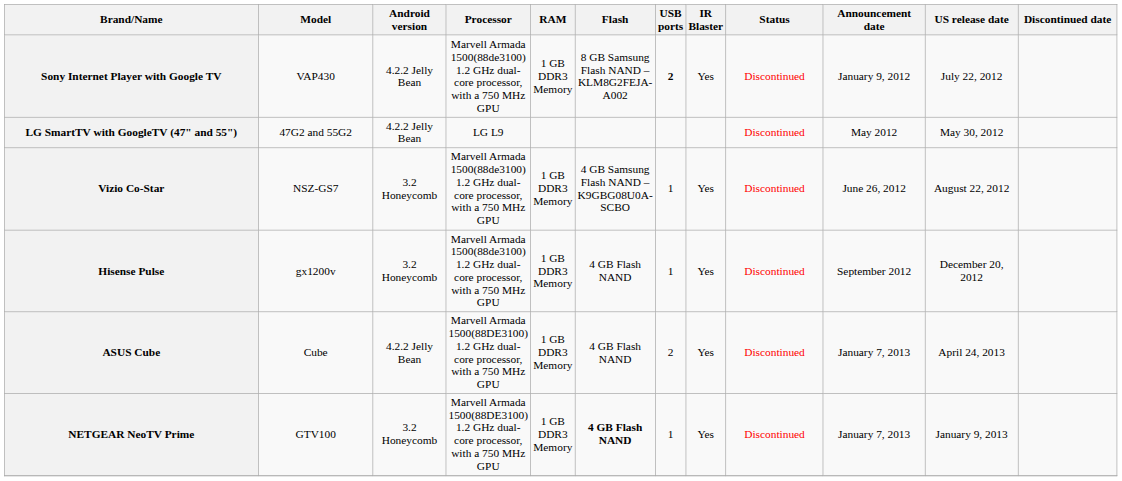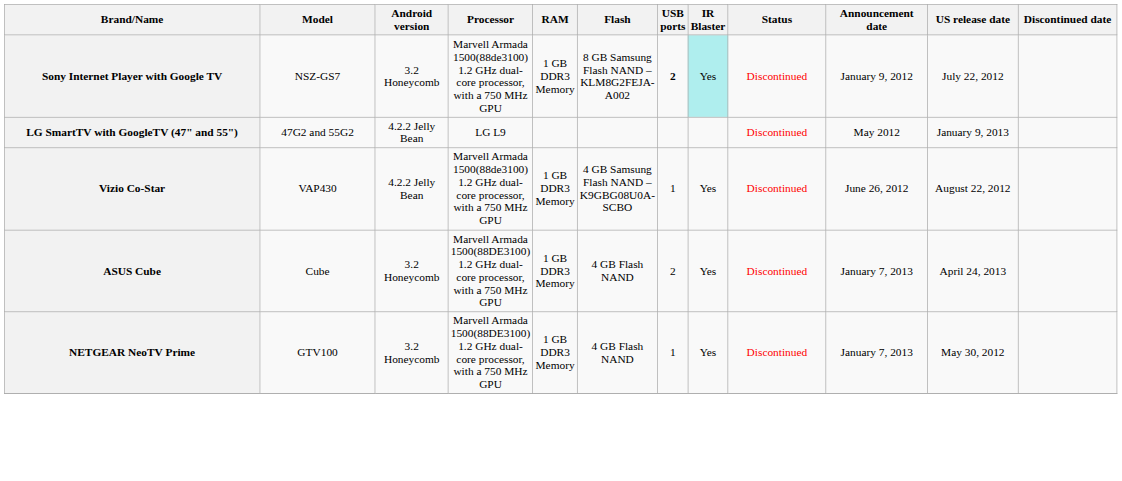(316, 76) VAP430 -> (318, 76) NSZ-GS7
(409, 76) 4.2.2 Jelly Bean -> (412, 76) 3.2 Honeycomb
(706, 76) no background -> (708, 76) paleturquoise background
(972, 132) May 30, 2012 -> (973, 132) January 9, 2013
(316, 188) NSZ-GS7 -> (318, 188) VAP430
(409, 188) 3.2 Honeycomb -> (412, 188) 4.2.2 Jelly Bean
- row: (131, 270)
(409, 352) 4.2.2 Jelly Bean -> (412, 270) 3.2 Honeycomb
(615, 434) bold -> (617, 352) normal
(972, 434) January 9, 2013 -> (973, 352) May 30, 2012
